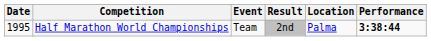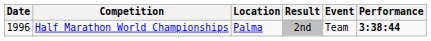columns swapped: (331, 13) <-> (248, 13)
(18, 28) 1995 -> (18, 28) 1996
